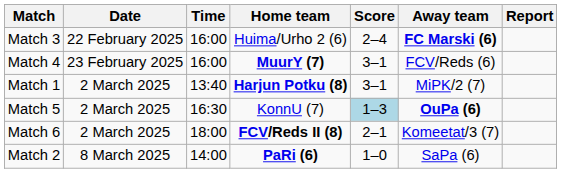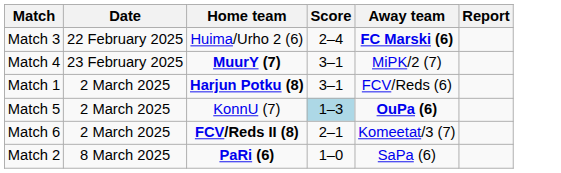- column: (208, 16)
(450, 62) FCV/Reds (6) -> (407, 62) MiPK/2 (7)
(450, 86) MiPK/2 (7) -> (407, 86) FCV/Reds (6)
